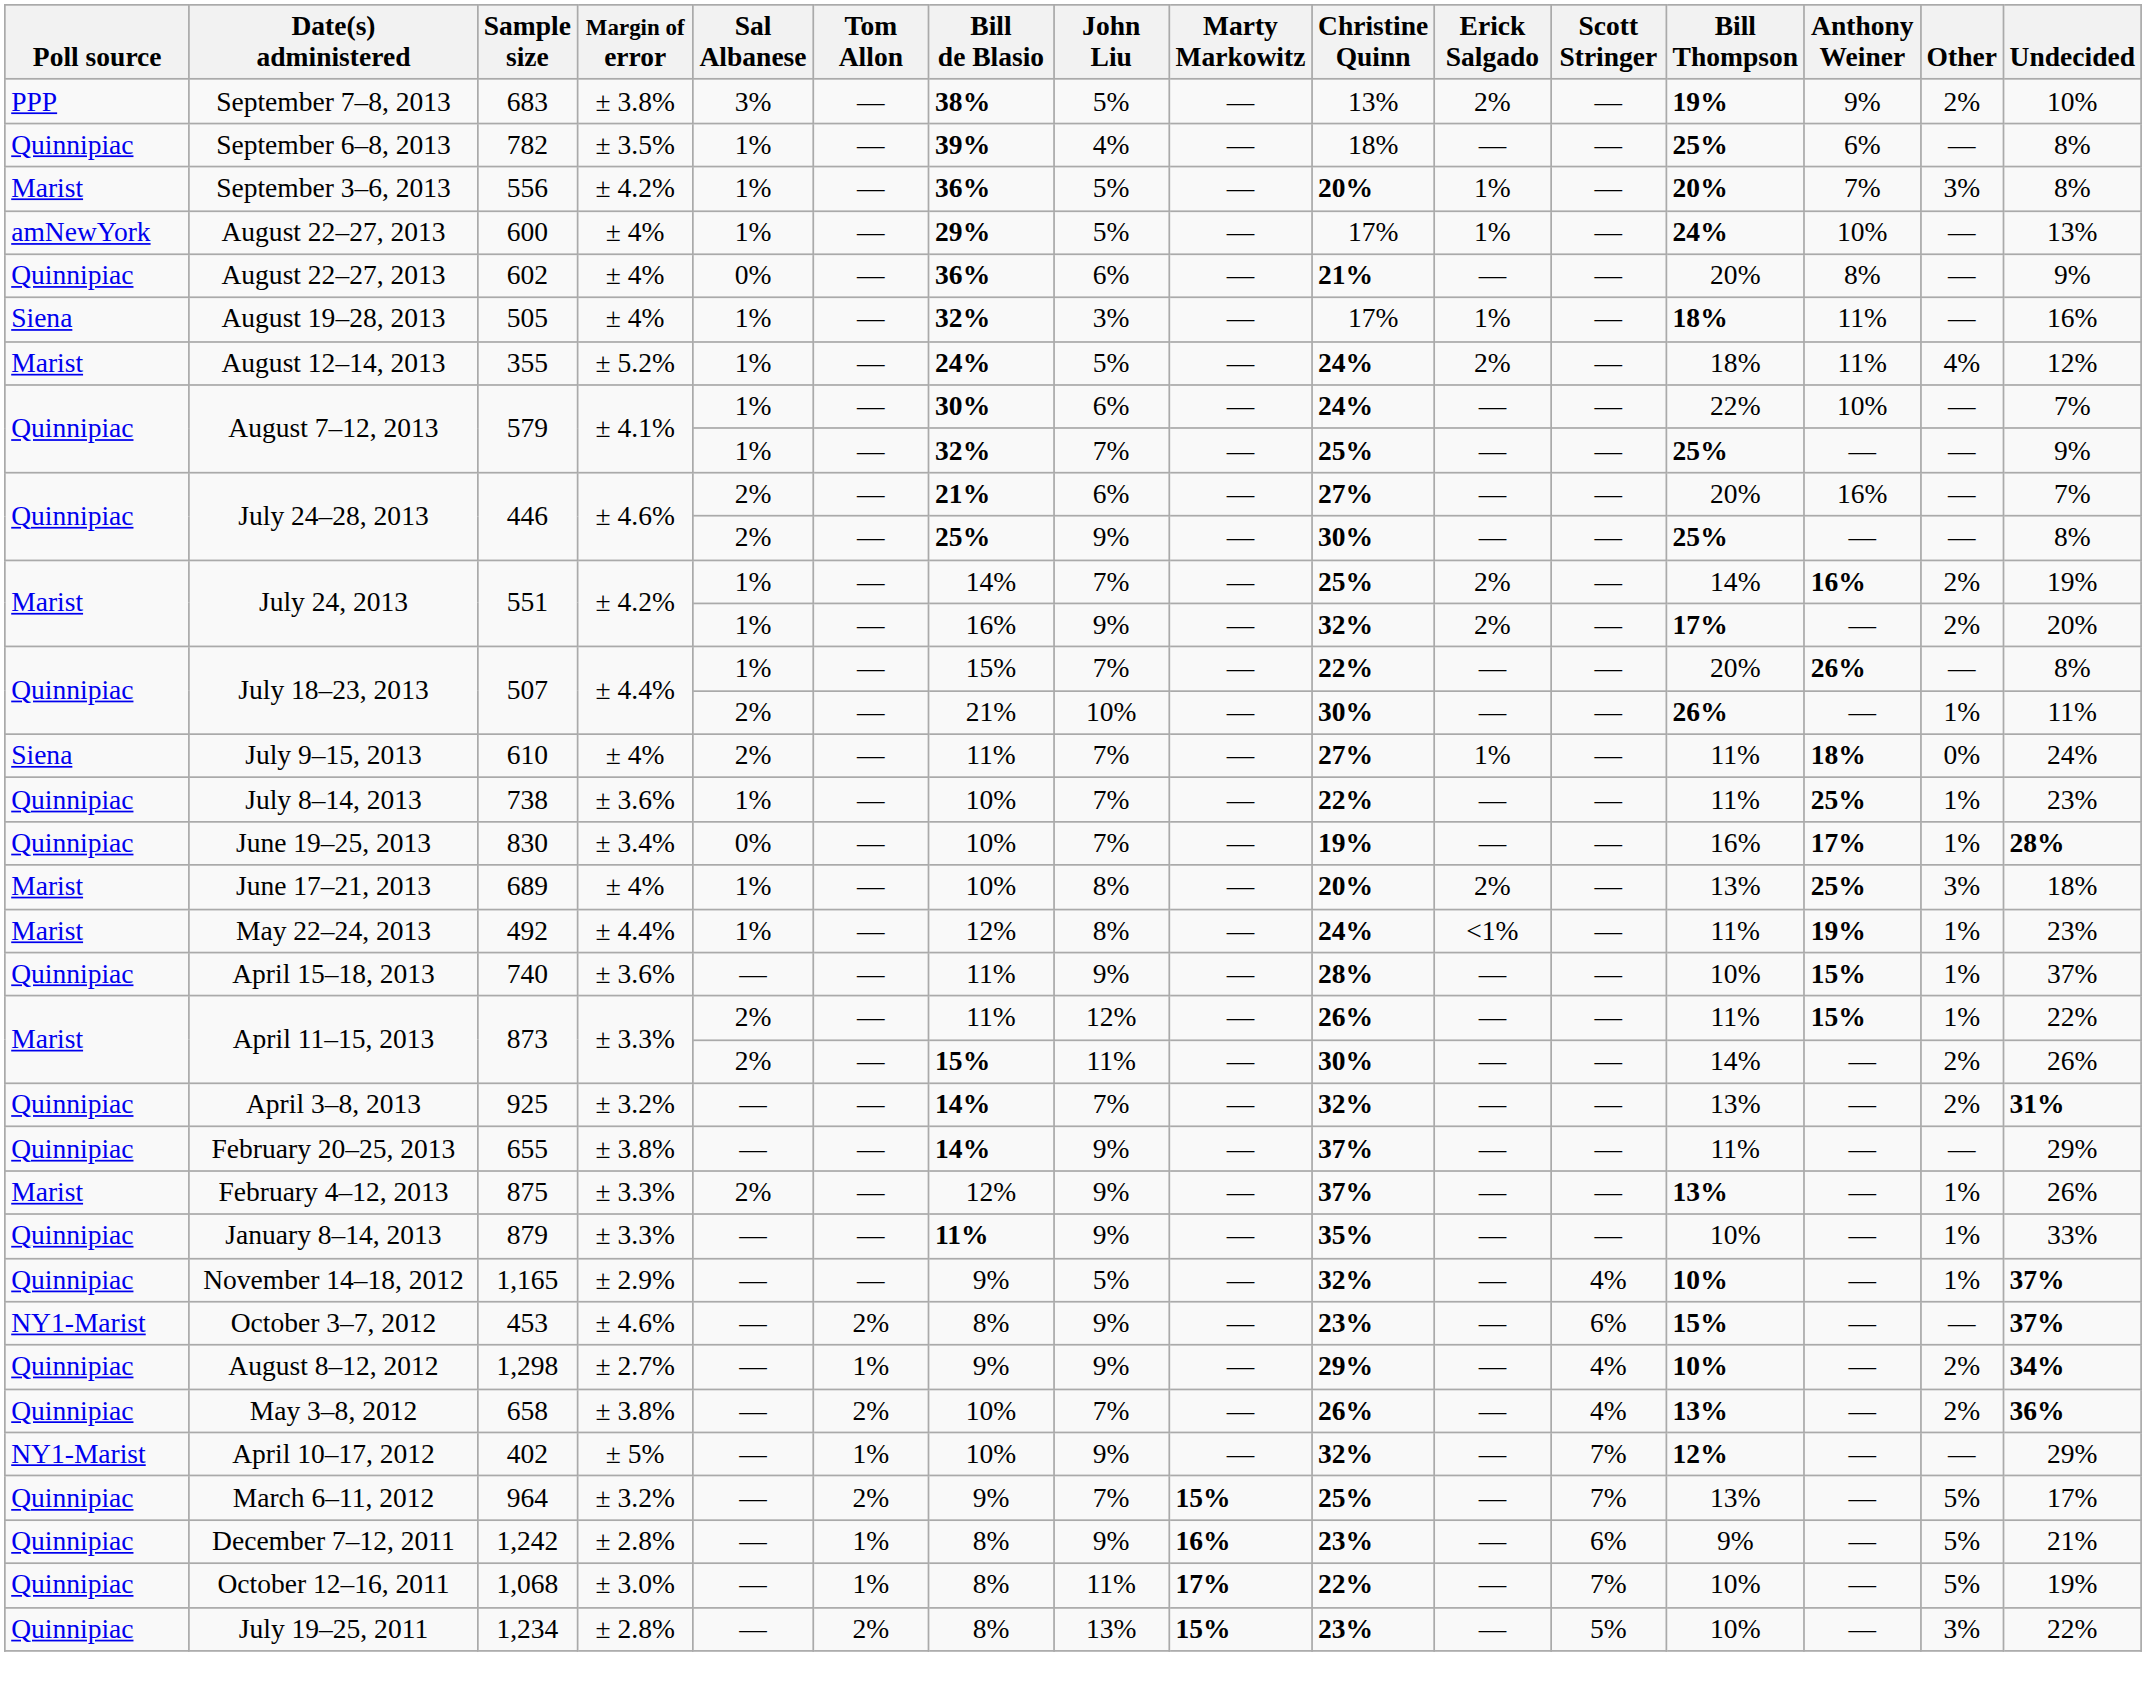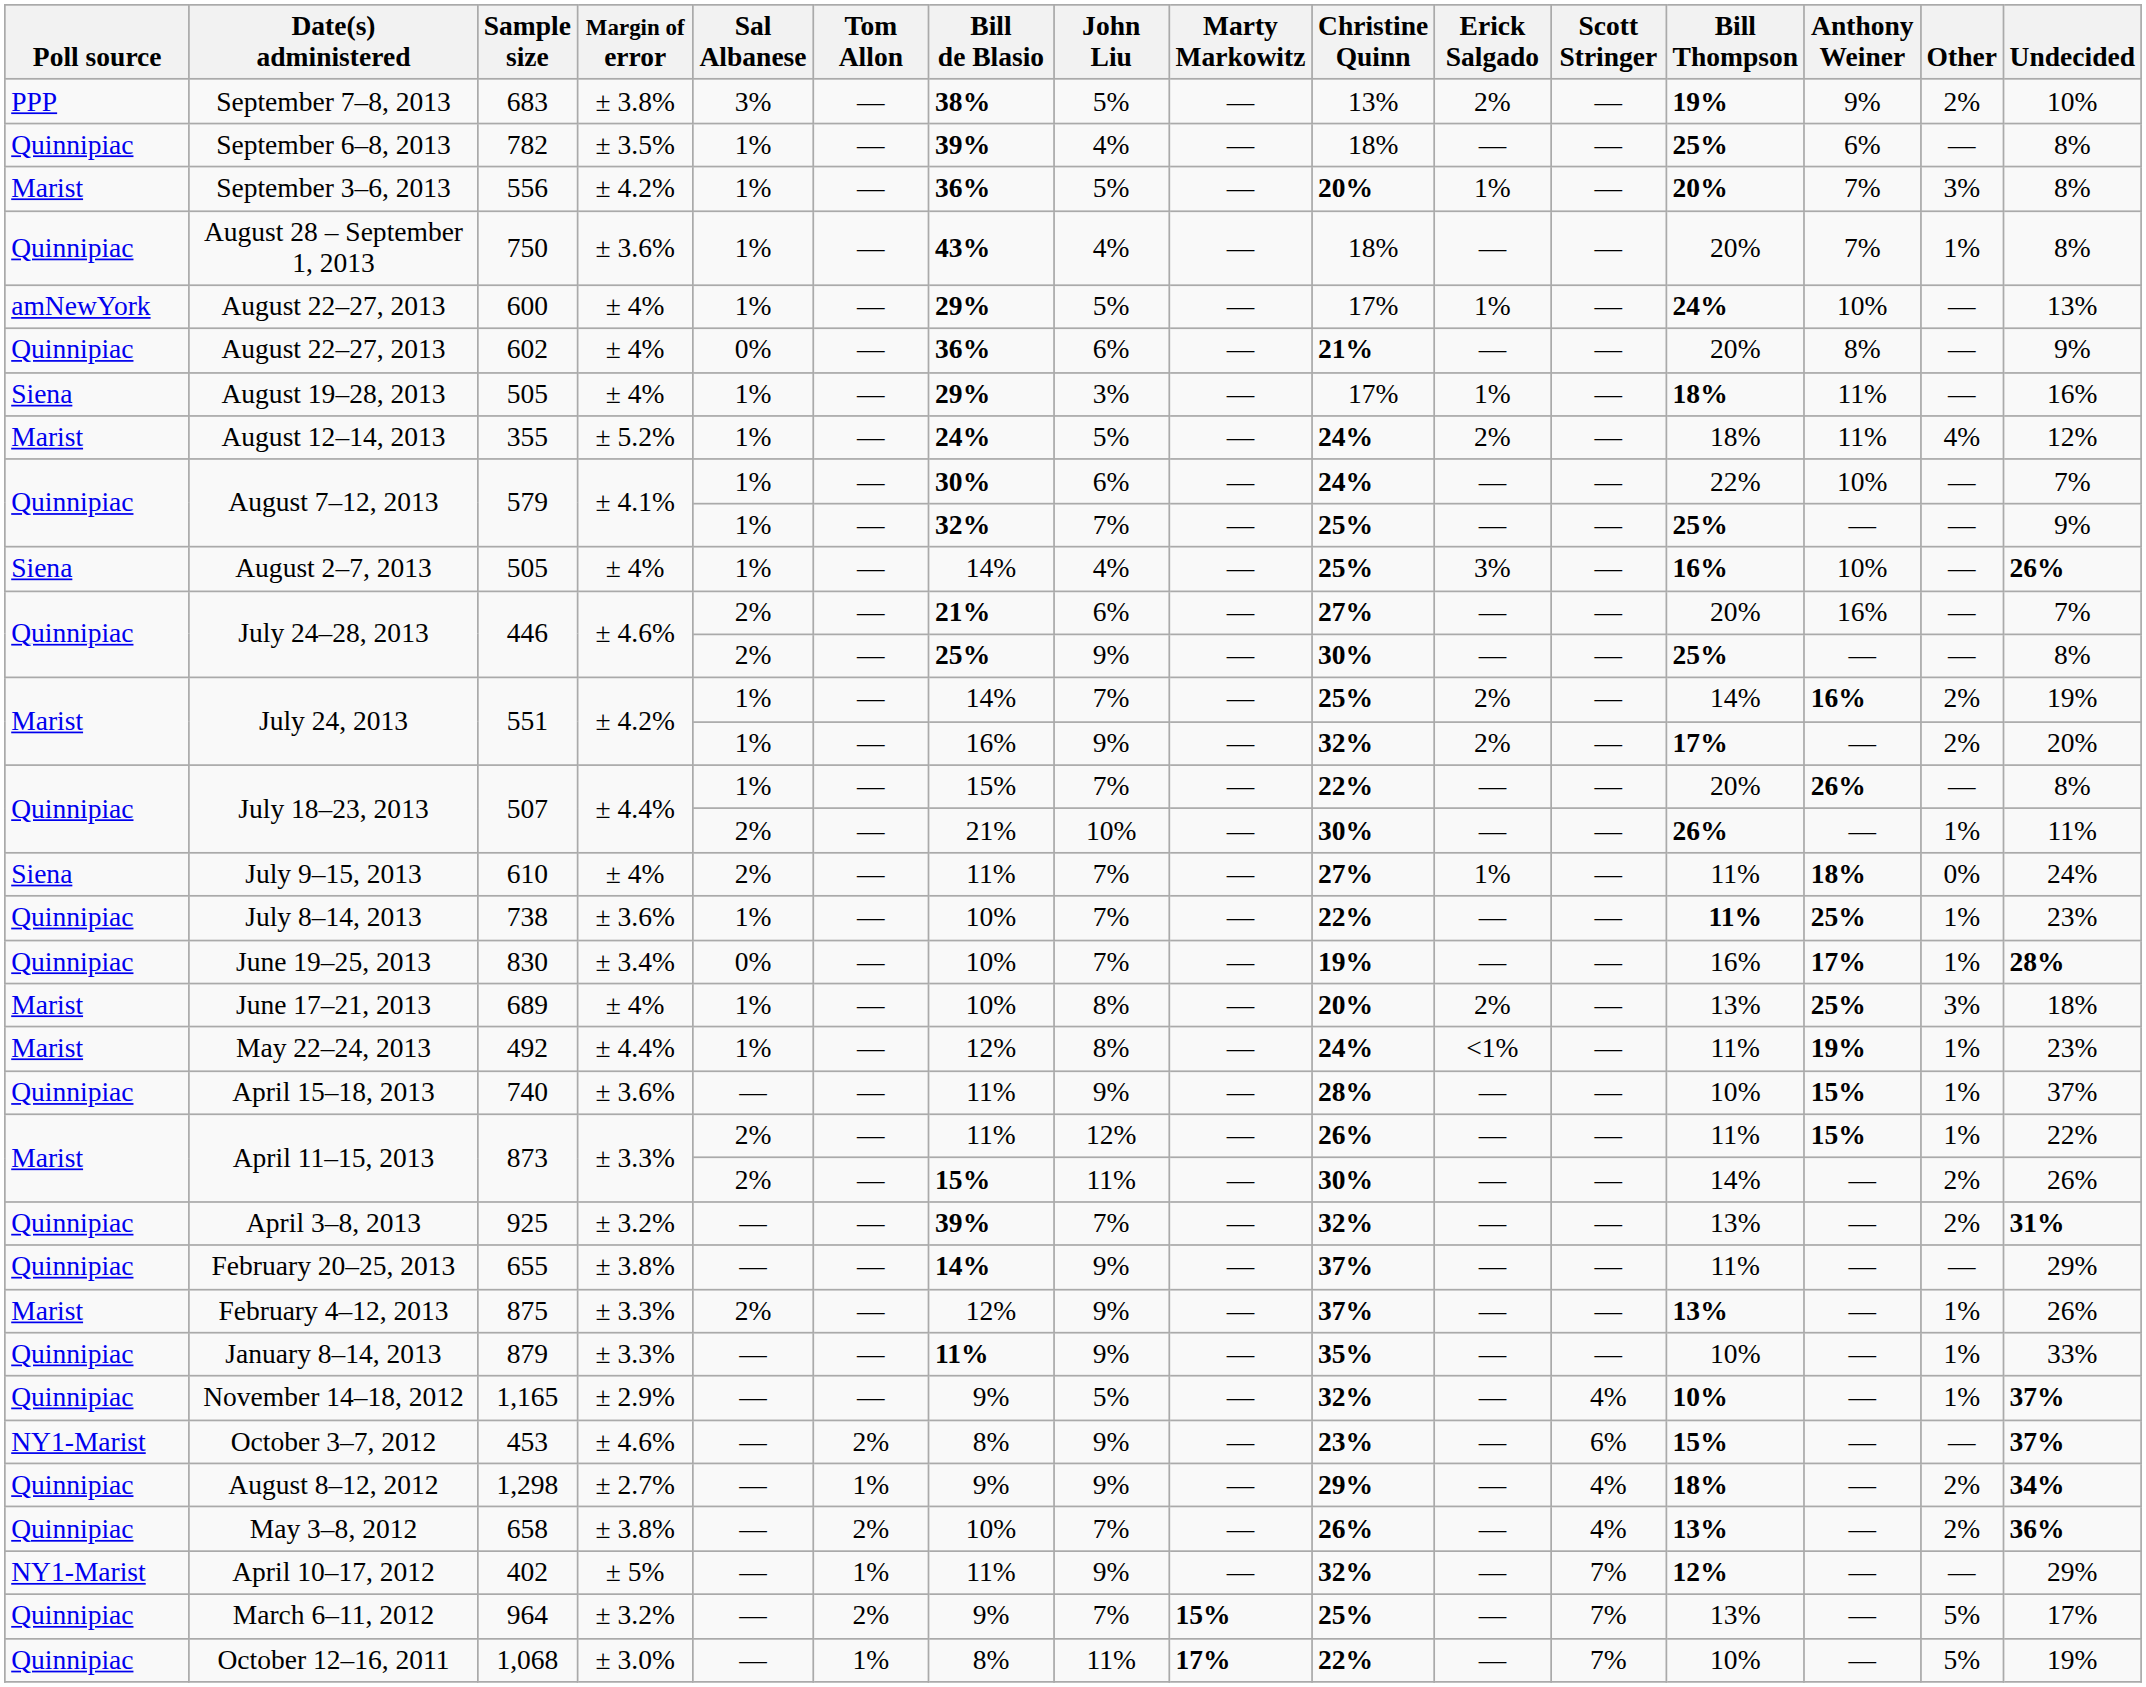+ row: (333, 247)
(963, 319) 32% -> (963, 393) 29%
+ row: (333, 568)
(1735, 799) normal -> (1735, 917) bold
(963, 1104) 14% -> (963, 1223) 39%
(1700, 1366) 10% -> (1700, 1484) 18%
(991, 1453) 10% -> (991, 1572) 11%
- row: (333, 1541)
- row: (333, 1628)
